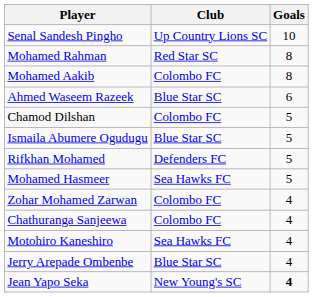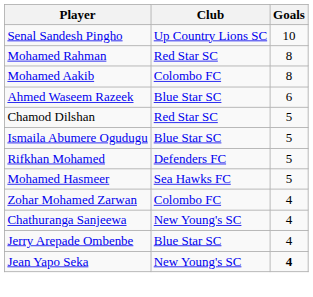(187, 117) Colombo FC -> (186, 117) Red Star SC
(187, 220) Colombo FC -> (198, 220) New Young's SC
- row: (60, 240)
